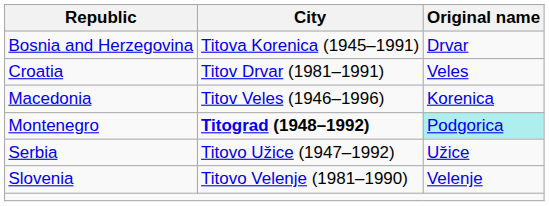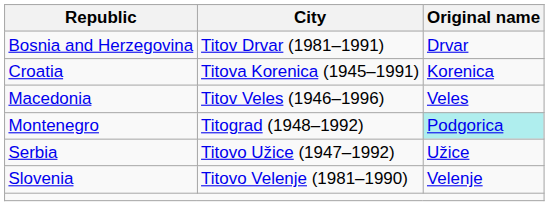(310, 44) Titova Korenica (1945–1991) -> (293, 44) Titov Drvar (1981–1991)
(293, 71) Titov Drvar (1981–1991) -> (310, 71) Titova Korenica (1945–1991)
(448, 71) Veles -> (460, 71) Korenica
(460, 98) Korenica -> (448, 98) Veles
(285, 125) bold -> (282, 125) normal
